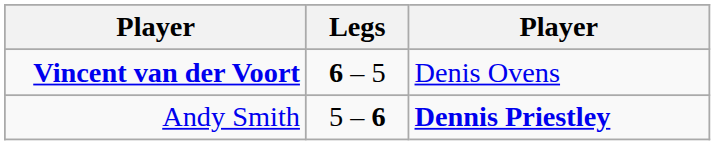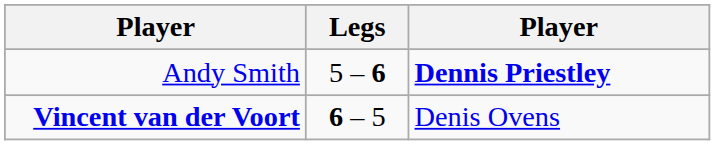rows swapped: (167, 71) <-> (231, 116)
